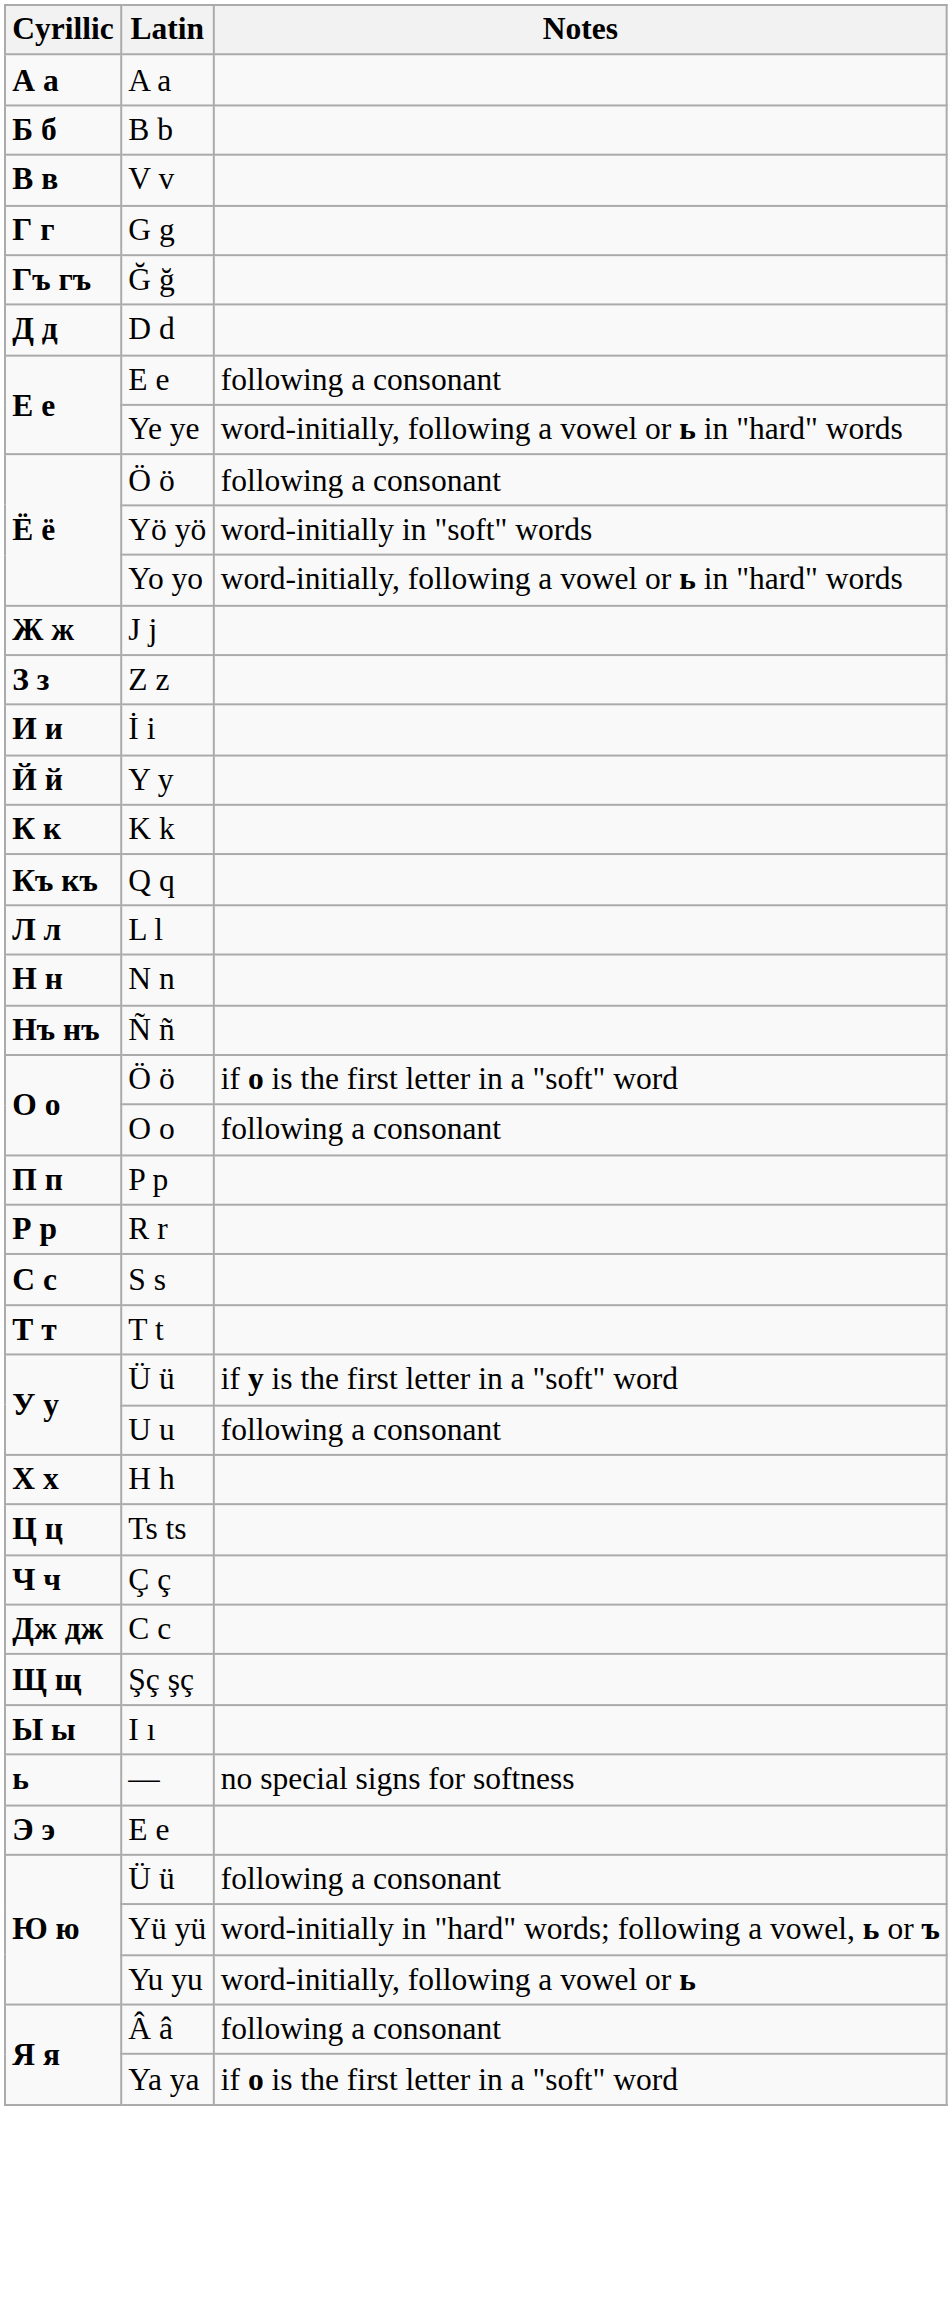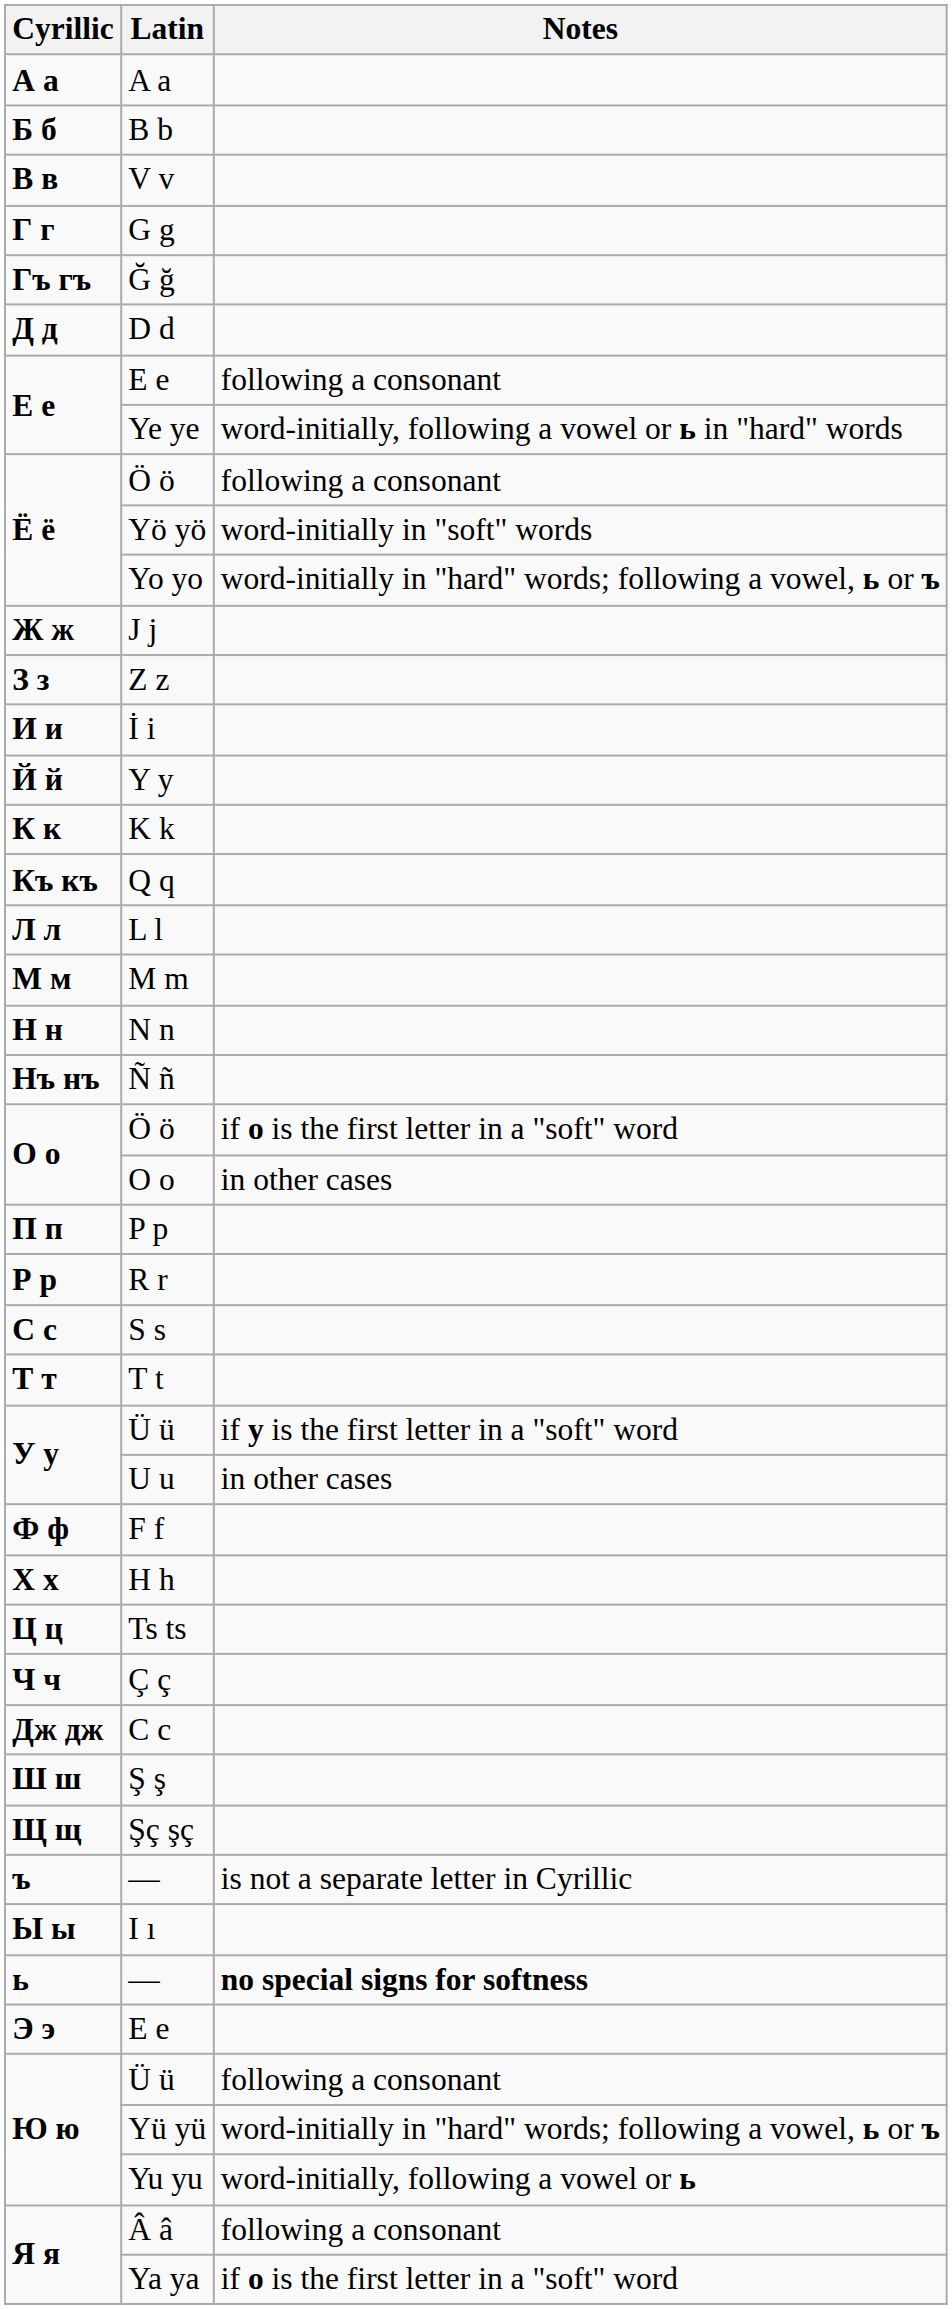(562, 579) word-initially, following a vowel or ь in "hard" words -> (580, 579) word-initially in "hard" words; following a vowel, ь or ъ
+ row: (42, 979)
(361, 1129) following a consonant -> (307, 1179) in other cases
(361, 1429) following a consonant -> (307, 1479) in other cases
+ row: (41, 1529)
+ row: (47, 1779)
+ row: (21, 1879)
(398, 1779) normal -> (404, 1979) bold
